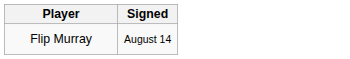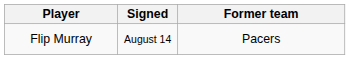+ column: (261, 14)
